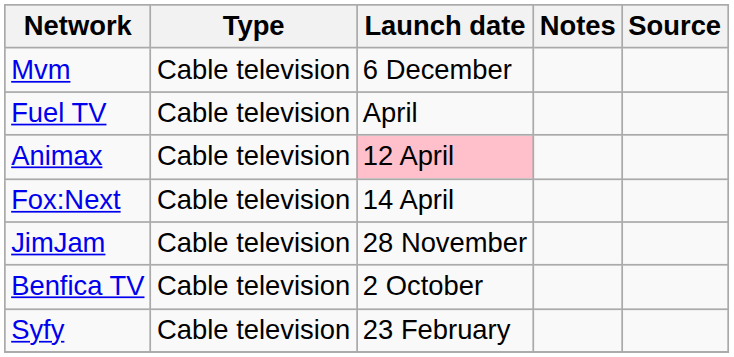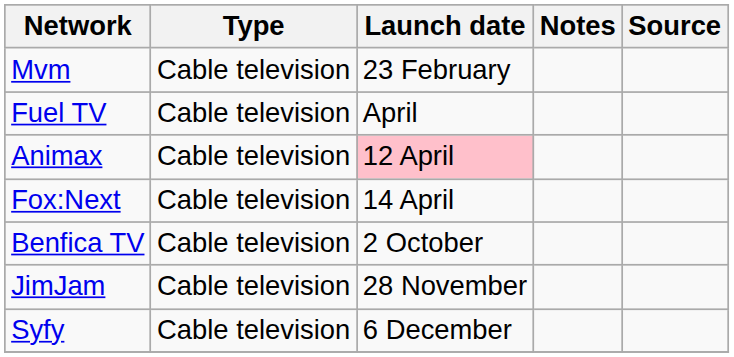(437, 69) 6 December -> (437, 69) 23 February
rows swapped: (78, 286) <-> (58, 243)
(437, 329) 23 February -> (437, 329) 6 December
